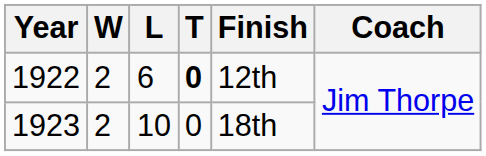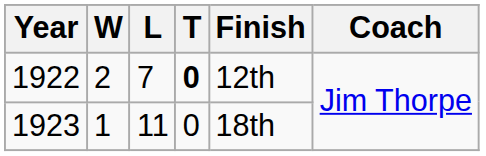(146, 77) 6 -> (146, 77) 7
(103, 125) 2 -> (103, 125) 1
(154, 125) 10 -> (153, 125) 11
